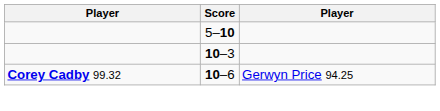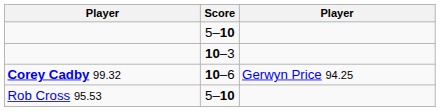+ row: (55, 95)
